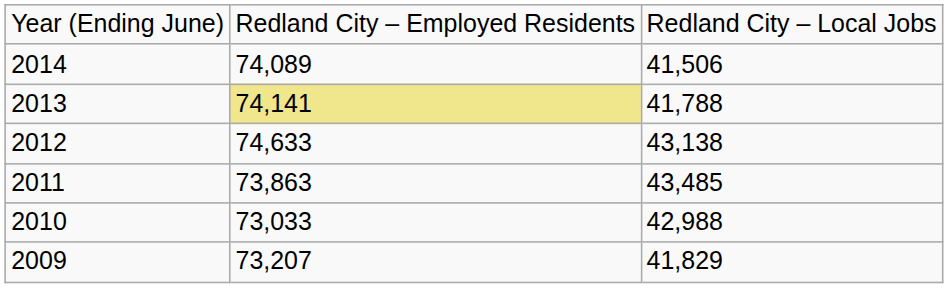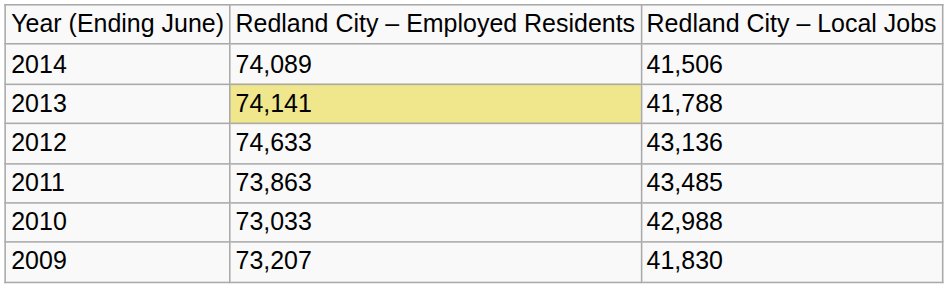(685, 143) 43,138 -> (685, 143) 43,136
(685, 261) 41,829 -> (685, 261) 41,830
